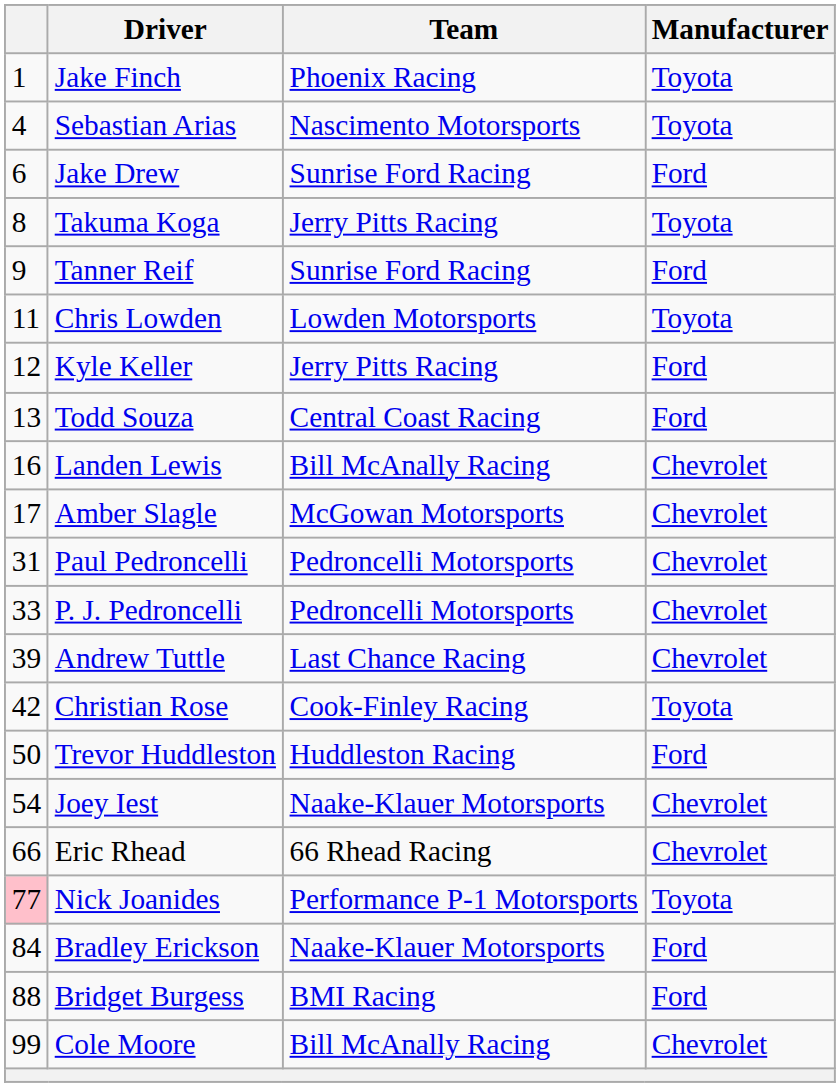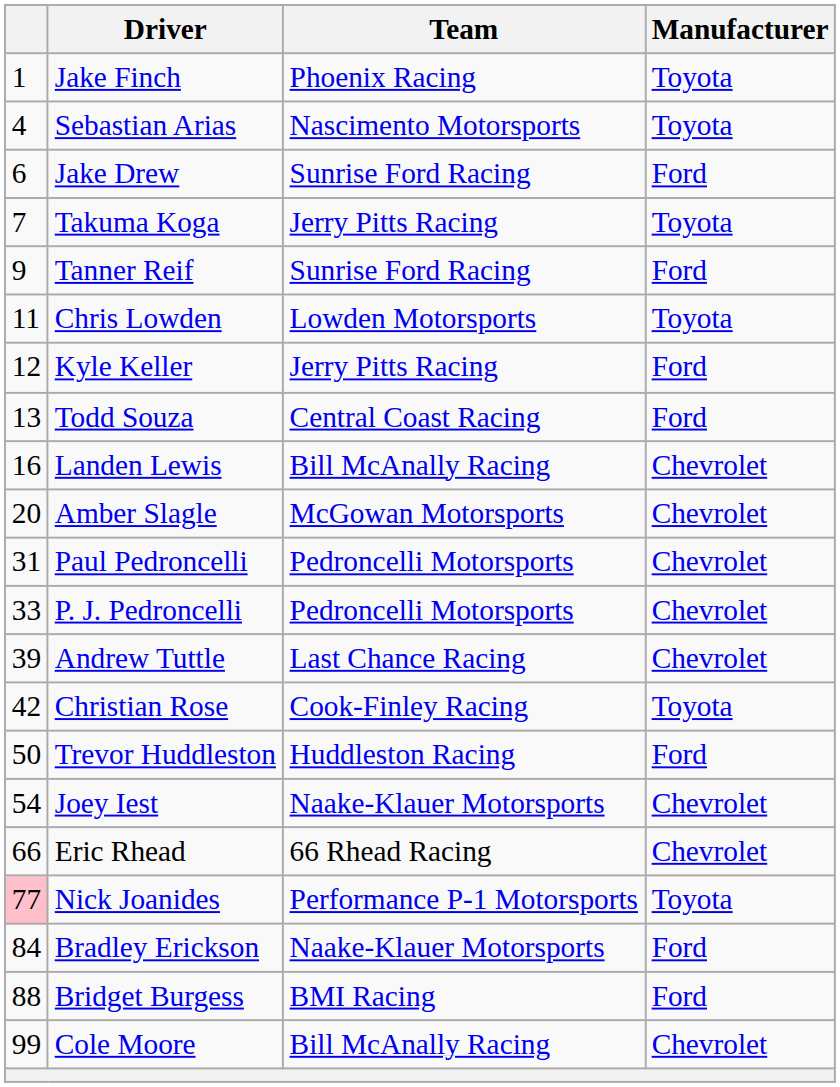(19, 222) 8 -> (19, 222) 7
(26, 512) 17 -> (26, 512) 20
